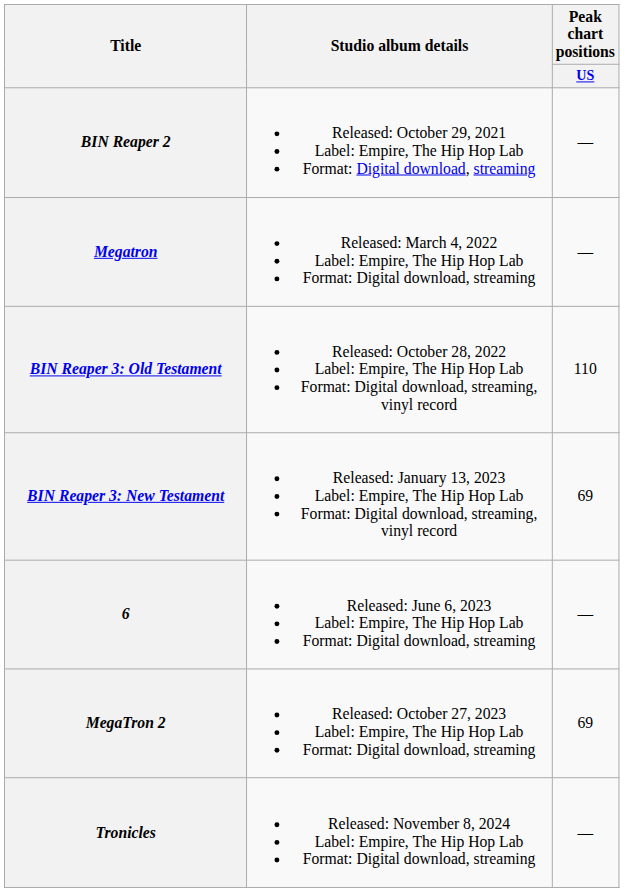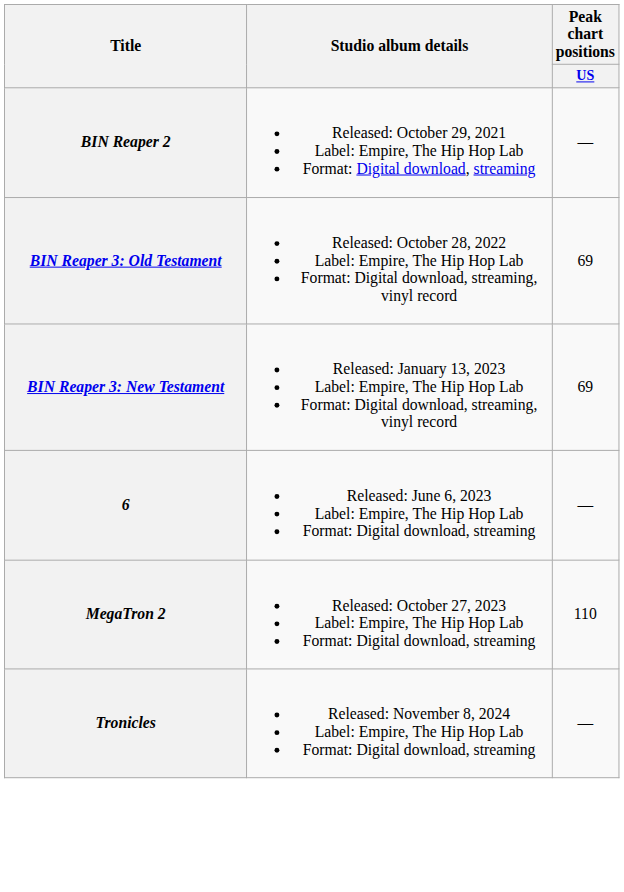- row: (126, 251)
(585, 369) 110 -> (585, 260) 69
(585, 723) 69 -> (585, 614) 110
